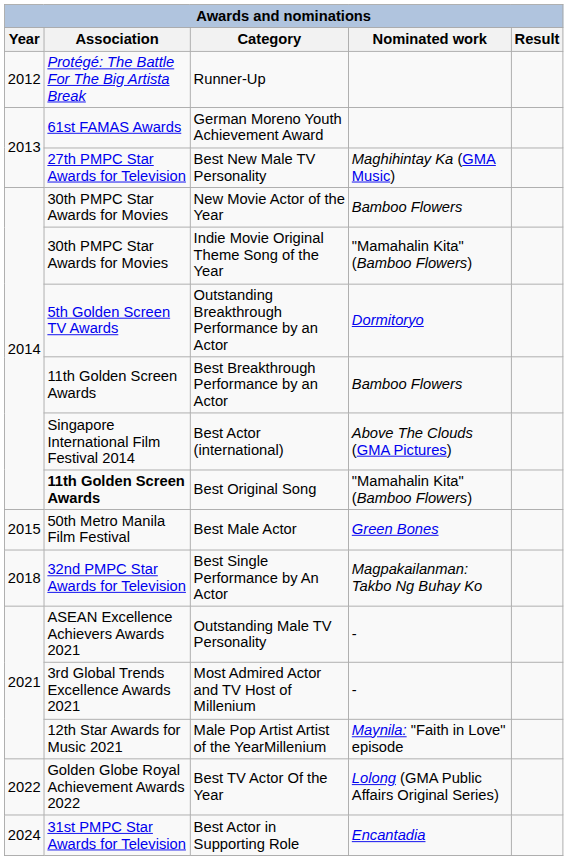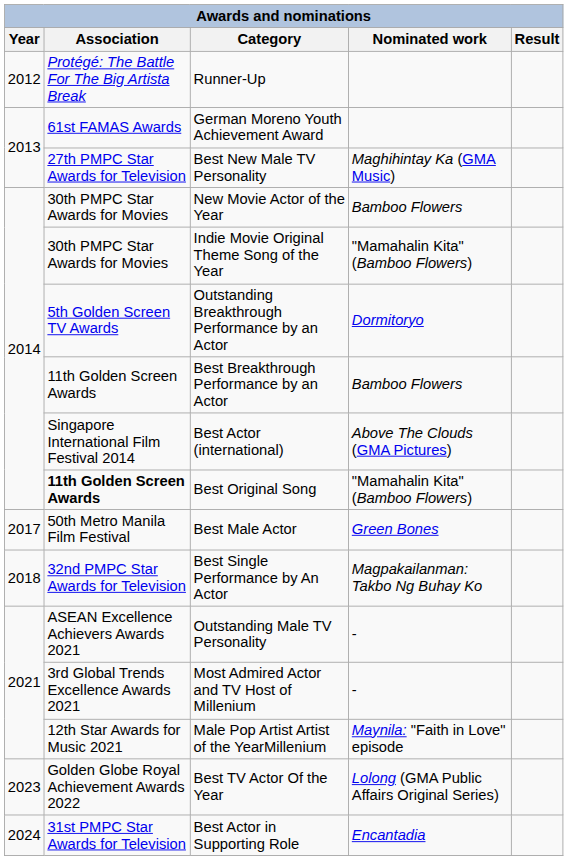(24, 529) 2015 -> (24, 529) 2017
(24, 787) 2022 -> (24, 787) 2023
